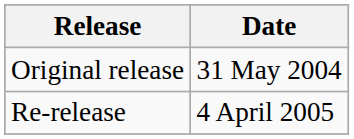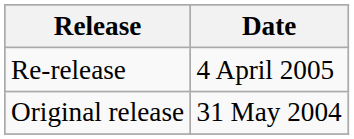rows swapped: (98, 69) <-> (69, 112)
